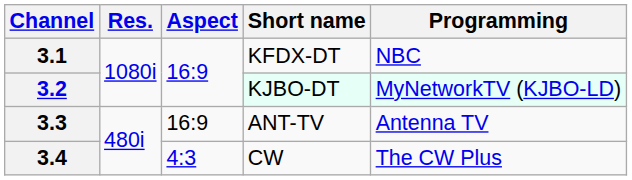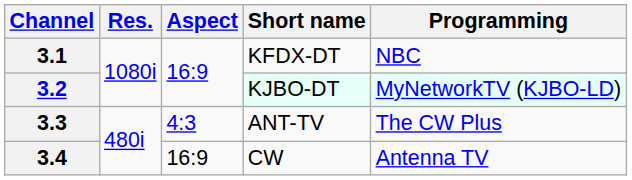(187, 123) 16:9 -> (181, 123) 4:3
(432, 123) Antenna TV -> (439, 123) The CW Plus
(181, 157) 4:3 -> (187, 157) 16:9
(439, 157) The CW Plus -> (432, 157) Antenna TV
